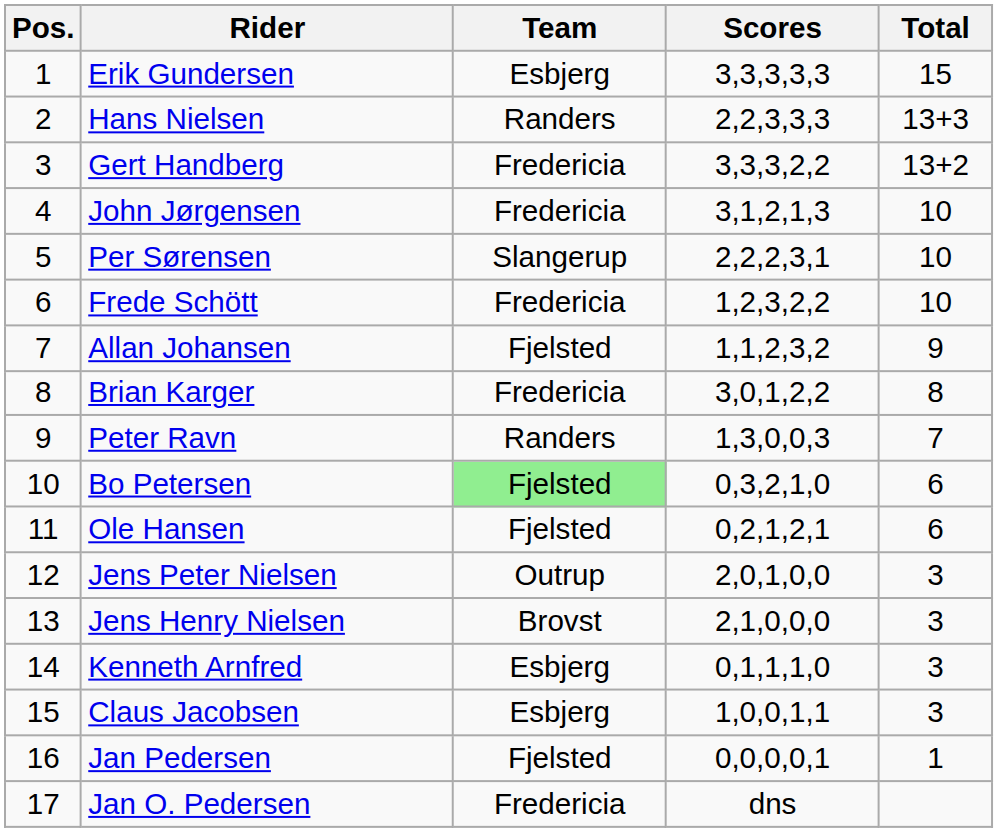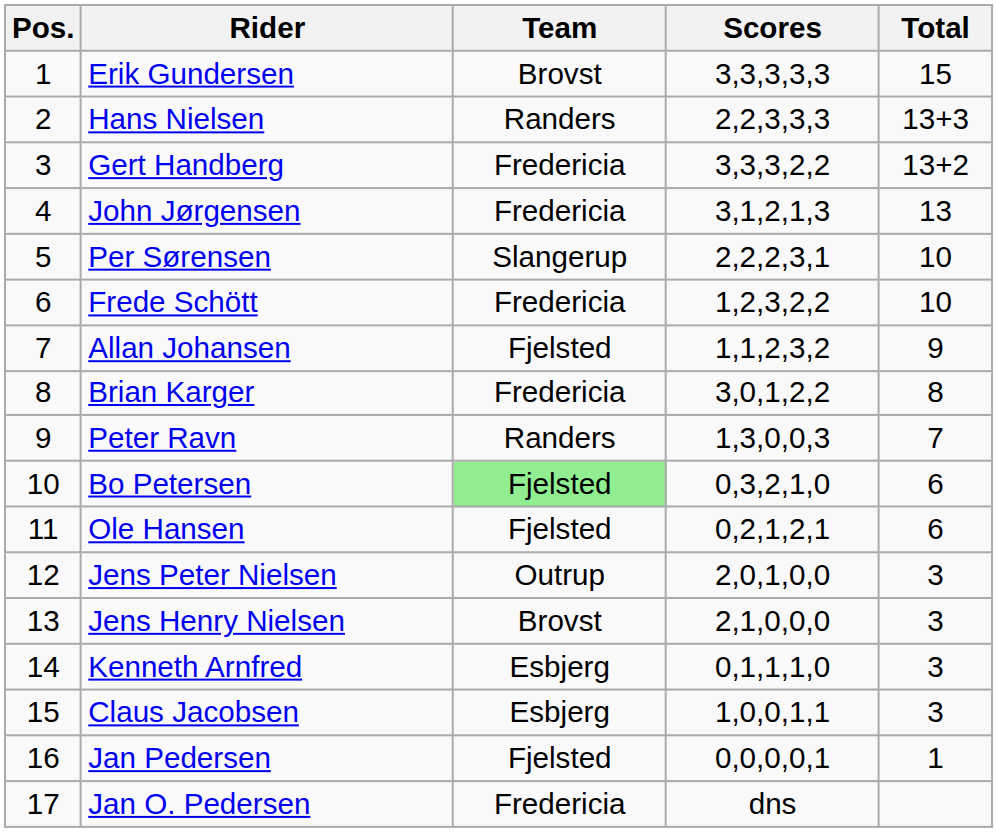(560, 73) Esbjerg -> (560, 73) Brovst
(936, 210) 10 -> (936, 210) 13
